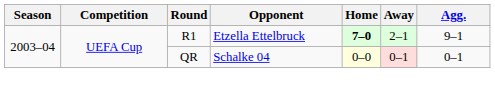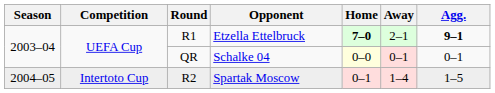(454, 36) normal -> (454, 36) bold
+ row: (256, 78)
